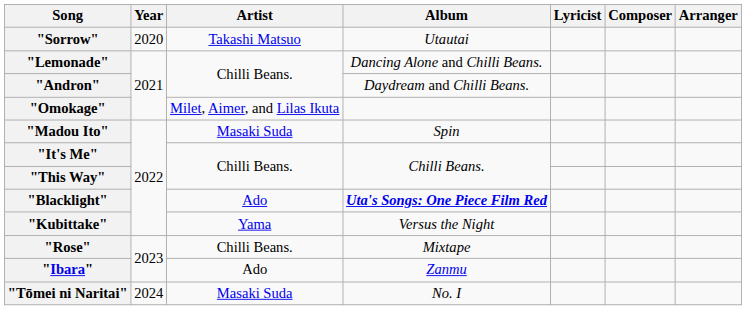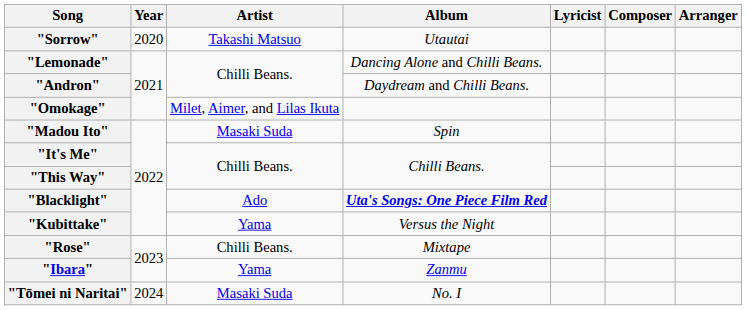(255, 270) Ado -> (255, 270) Yama
